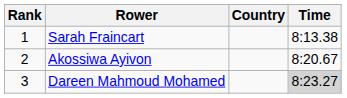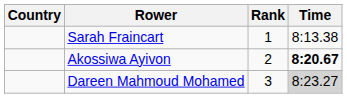columns swapped: (25, 15) <-> (258, 15)
(315, 59) normal -> (315, 59) bold
